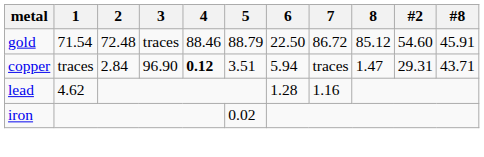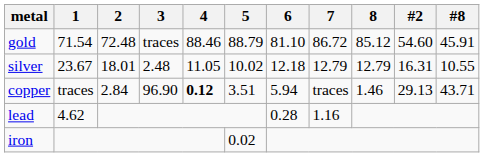(288, 41) 22.50 -> (288, 41) 81.10
+ row: (25, 66)
(369, 66) 1.47 -> (369, 90) 1.46
(415, 66) 29.31 -> (415, 90) 29.13
(284, 90) 1.28 -> (284, 115) 0.28
